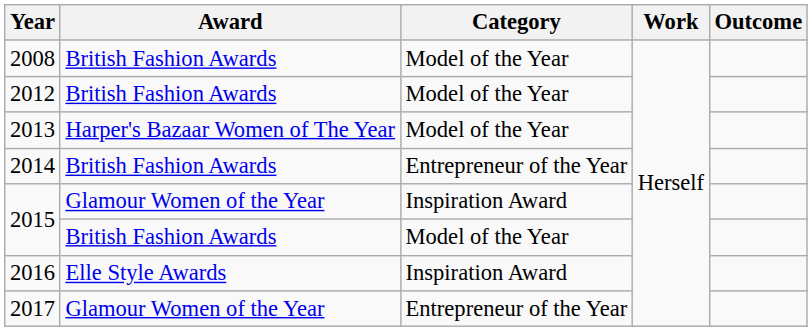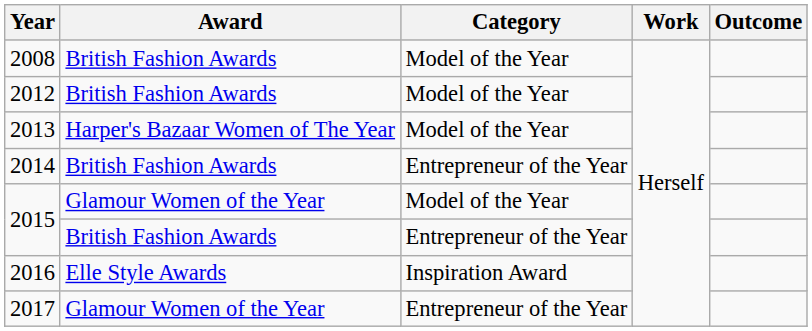(486, 201) Inspiration Award -> (487, 201) Model of the Year
(487, 237) Model of the Year -> (516, 237) Entrepreneur of the Year
